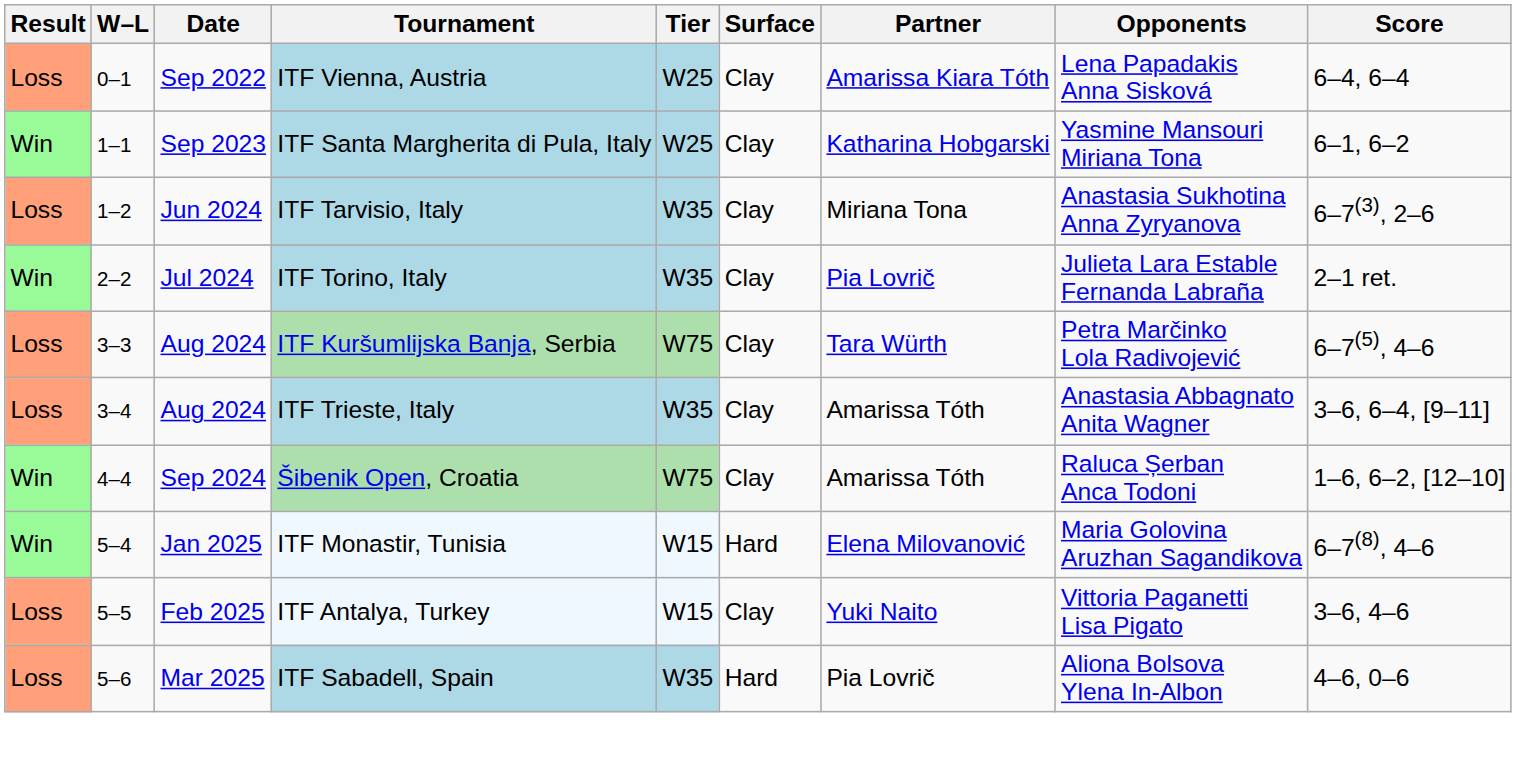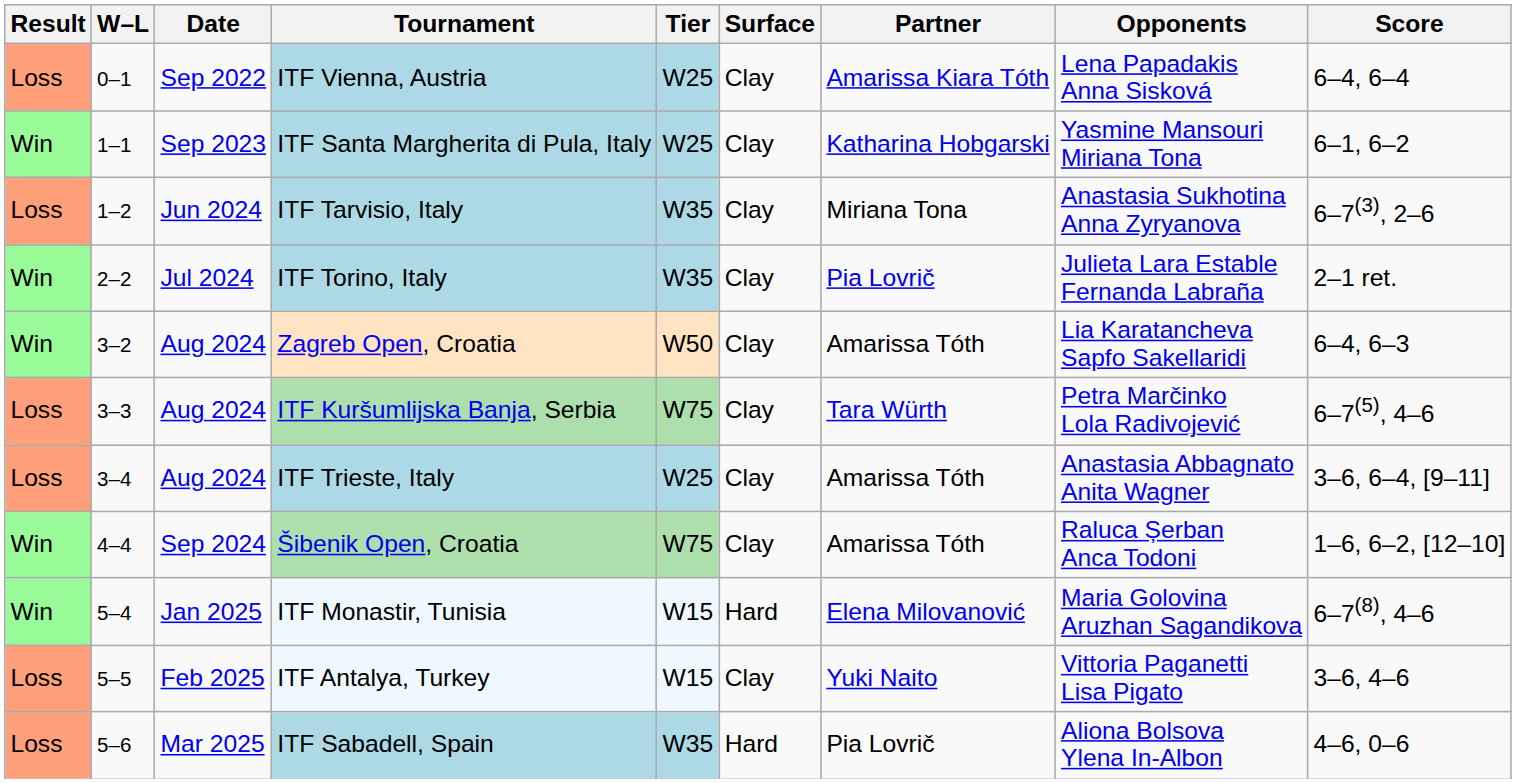+ row: (397, 344)
(688, 410) W35 -> (688, 477) W25
